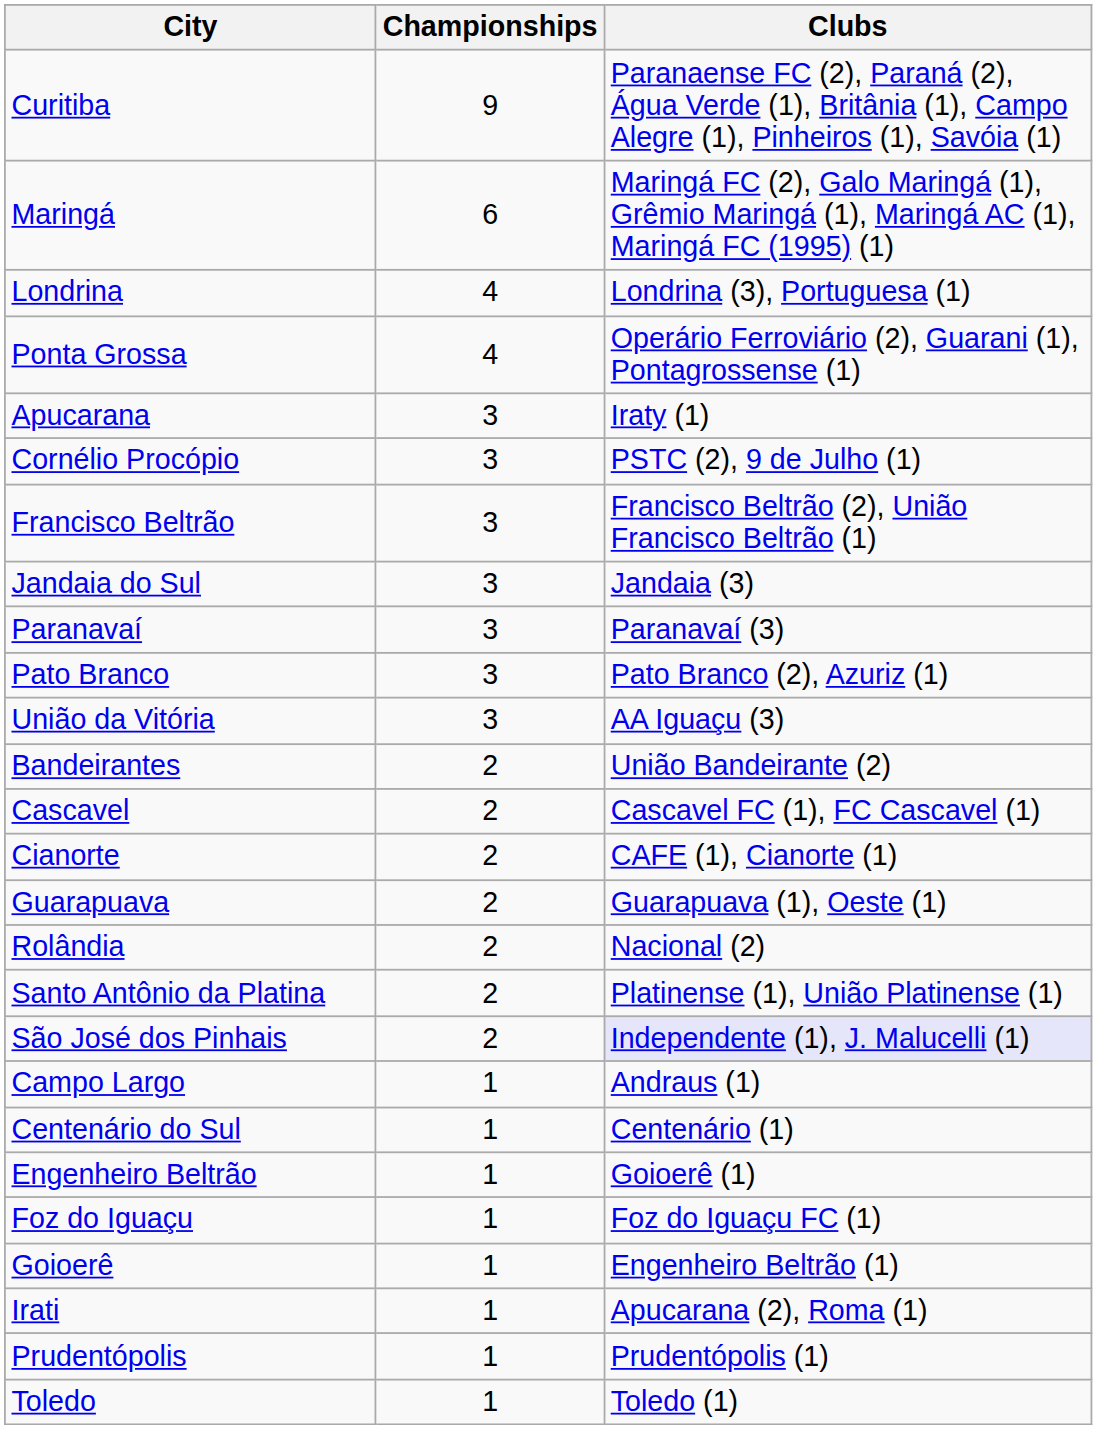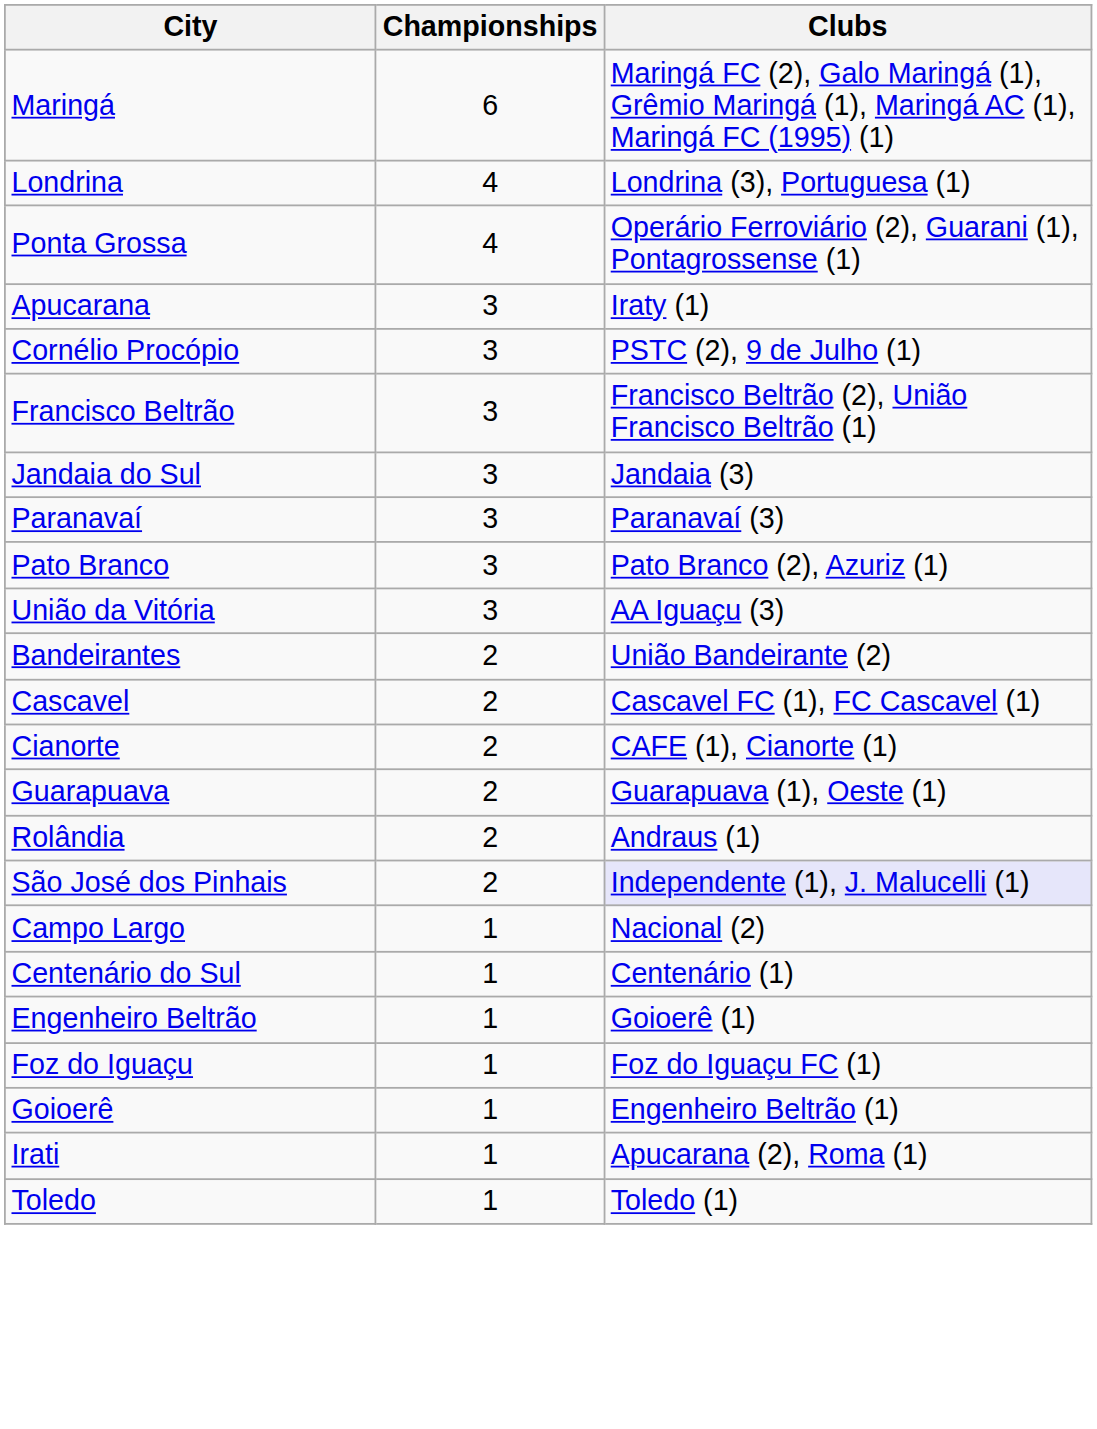- row: (61, 104)
(688, 947) Nacional (2) -> (686, 837) Andraus (1)
- row: (168, 992)
(686, 1083) Andraus (1) -> (688, 928) Nacional (2)
- row: (99, 1356)
